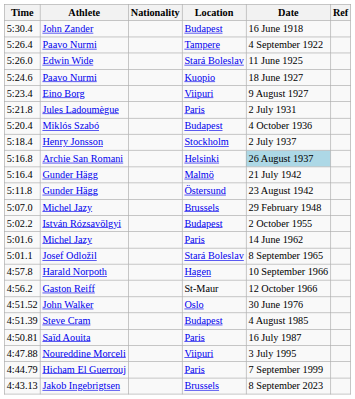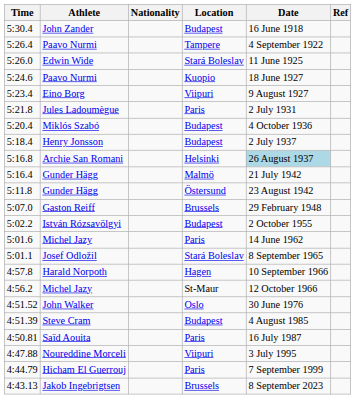(207, 142) Stockholm -> (203, 142) Budapest
(67, 207) Michel Jazy -> (69, 207) Gaston Reiff
(69, 288) Gaston Reiff -> (67, 288) Michel Jazy
